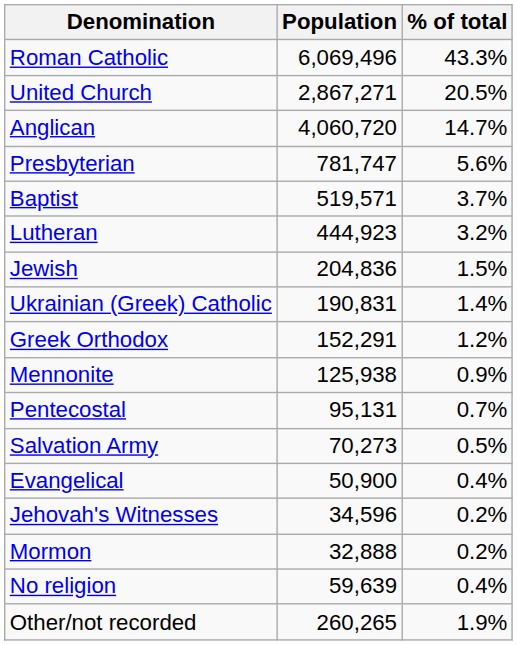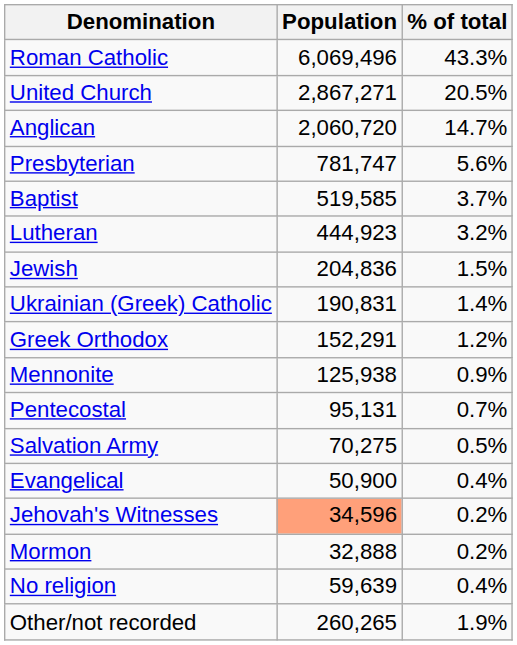(348, 127) 4,060,720 -> (348, 127) 2,060,720
(357, 198) 519,571 -> (357, 198) 519,585
(363, 445) 70,273 -> (363, 445) 70,275
(363, 515) no background -> (363, 515) lightsalmon background
